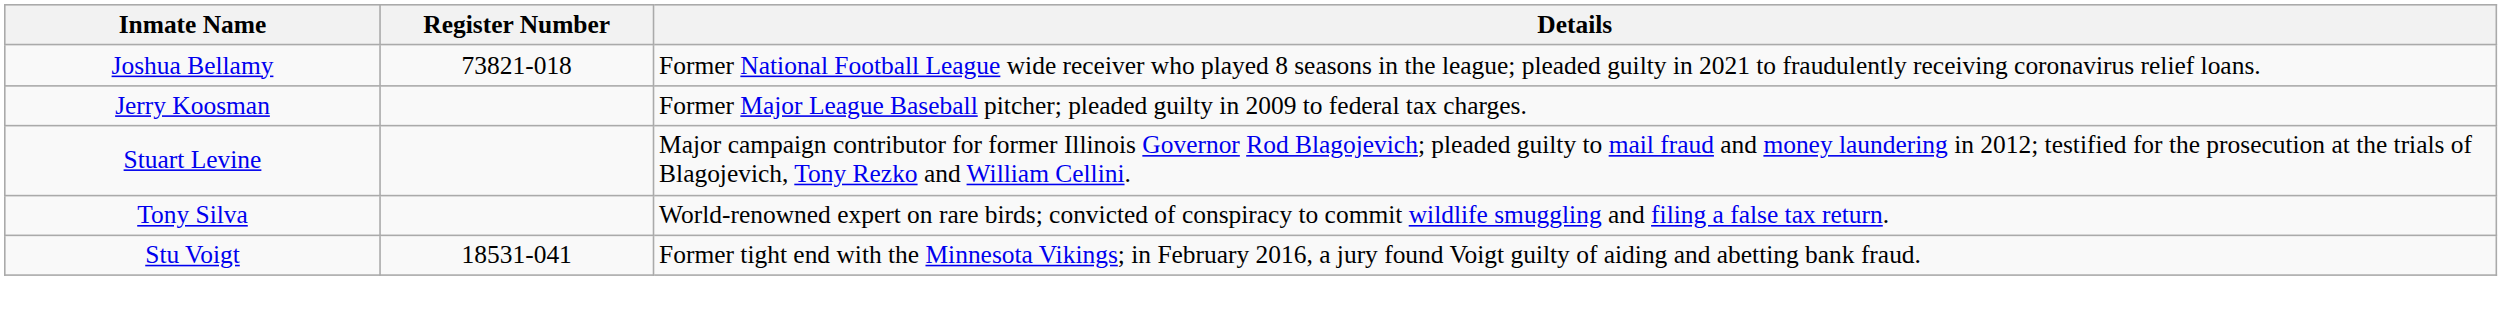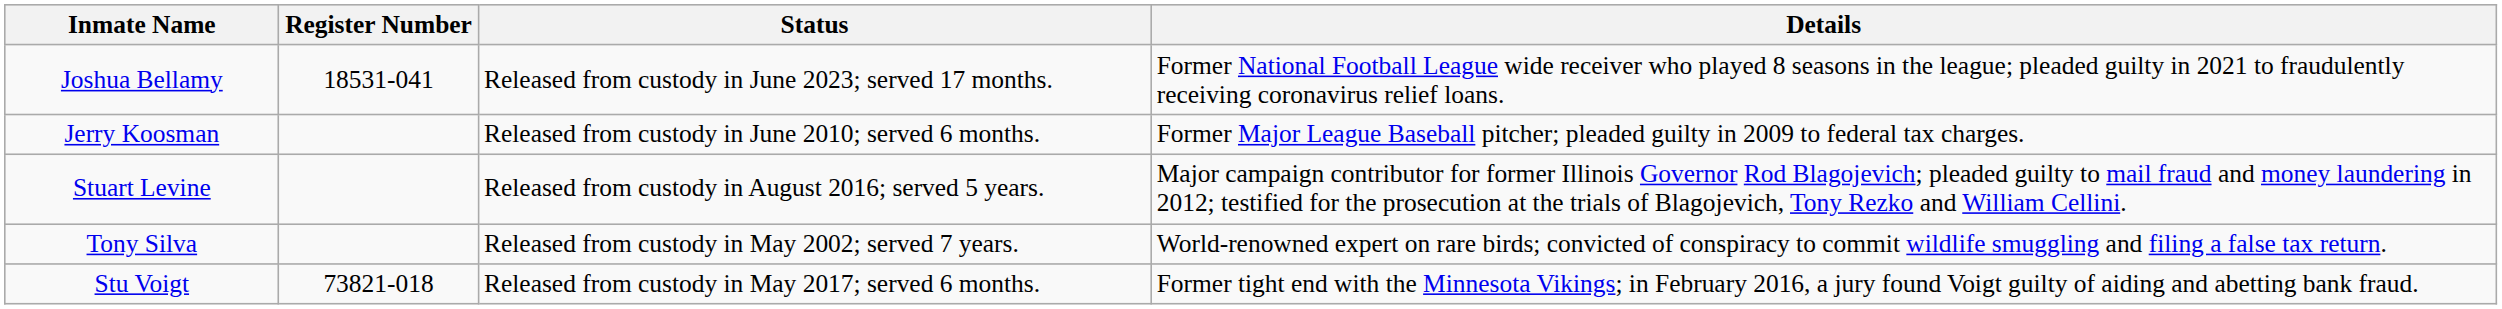+ column: (815, 24)
(517, 65) 73821-018 -> (379, 79) 18531-041
(517, 255) 18531-041 -> (379, 283) 73821-018
